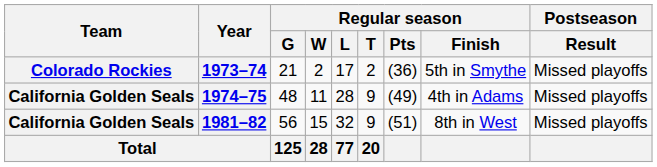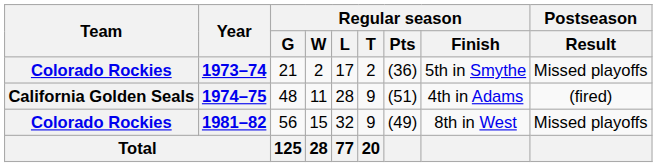(403, 97) (49) -> (403, 97) (51)
(591, 97) Missed playoffs -> (591, 97) (fired)
(101, 123) California Golden Seals -> (101, 123) Colorado Rockies
(403, 123) (51) -> (403, 123) (49)
